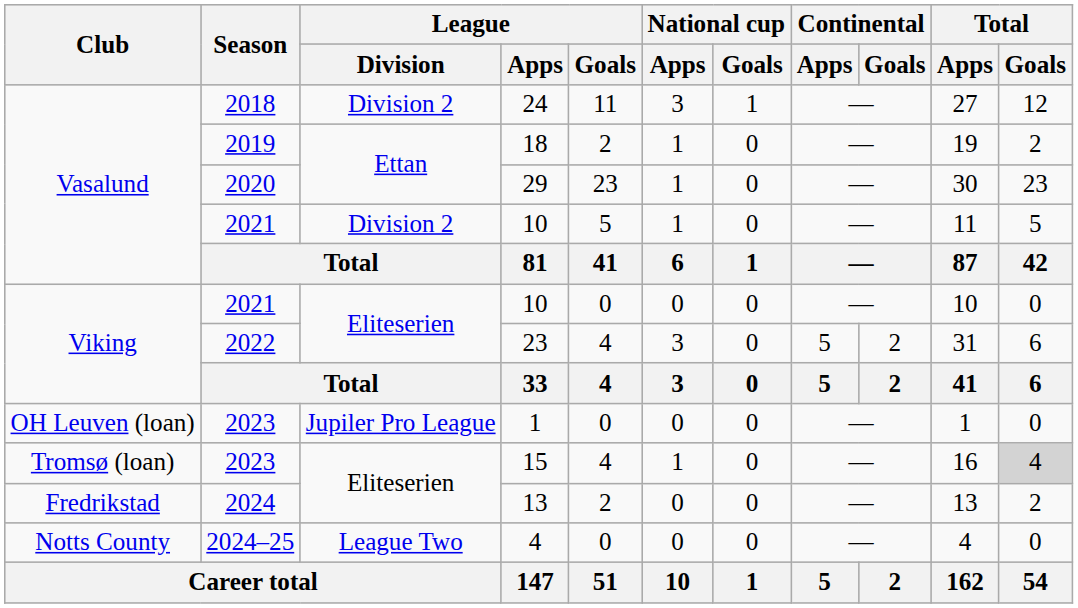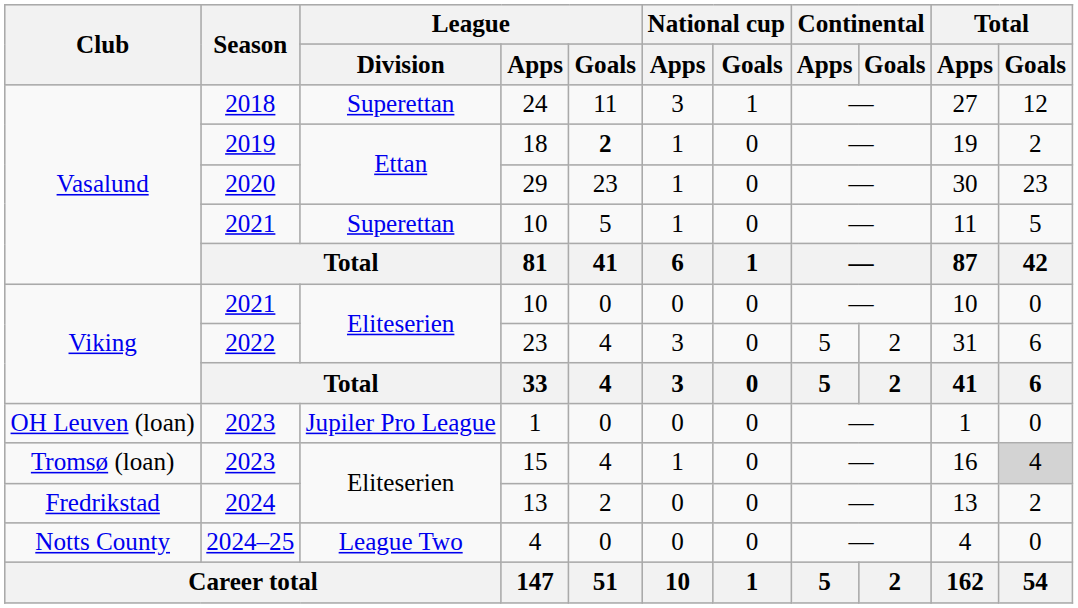(401, 104) Division 2 -> (401, 104) Superettan
(605, 143) normal -> (605, 143) bold
(401, 223) Division 2 -> (401, 223) Superettan
